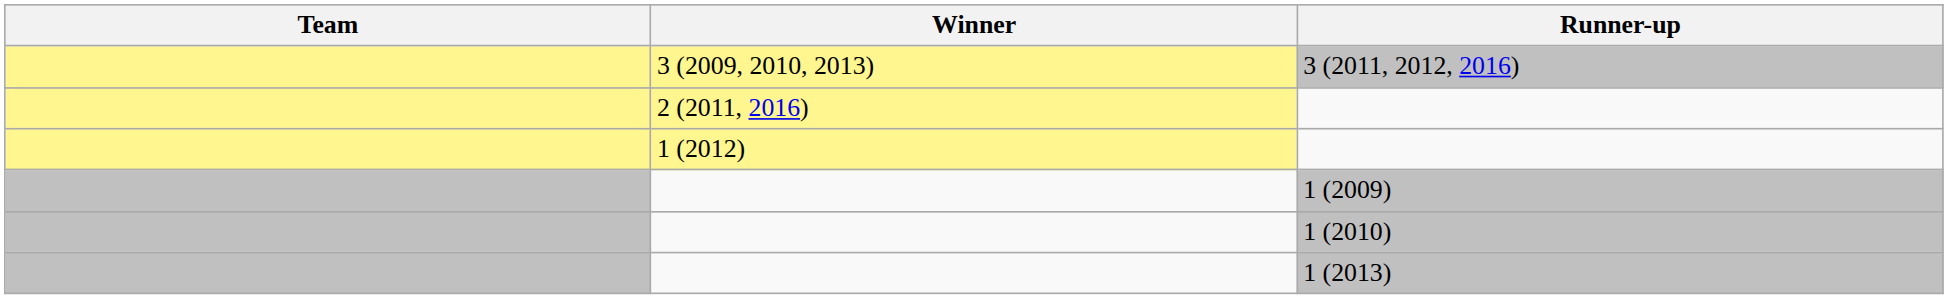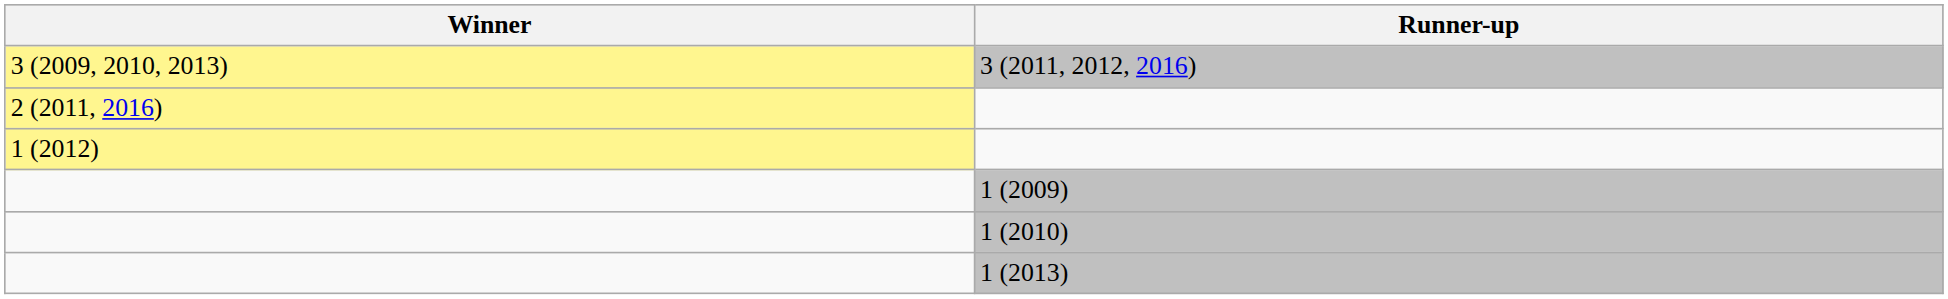- column: (328, 24)
